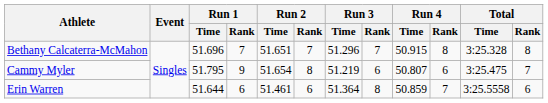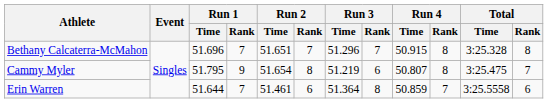(445, 70) 6 -> (445, 70) 8
(242, 89) 6 -> (242, 89) 7
